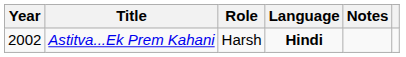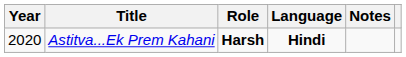(25, 40) 2002 -> (25, 40) 2020
(242, 40) normal -> (243, 40) bold
